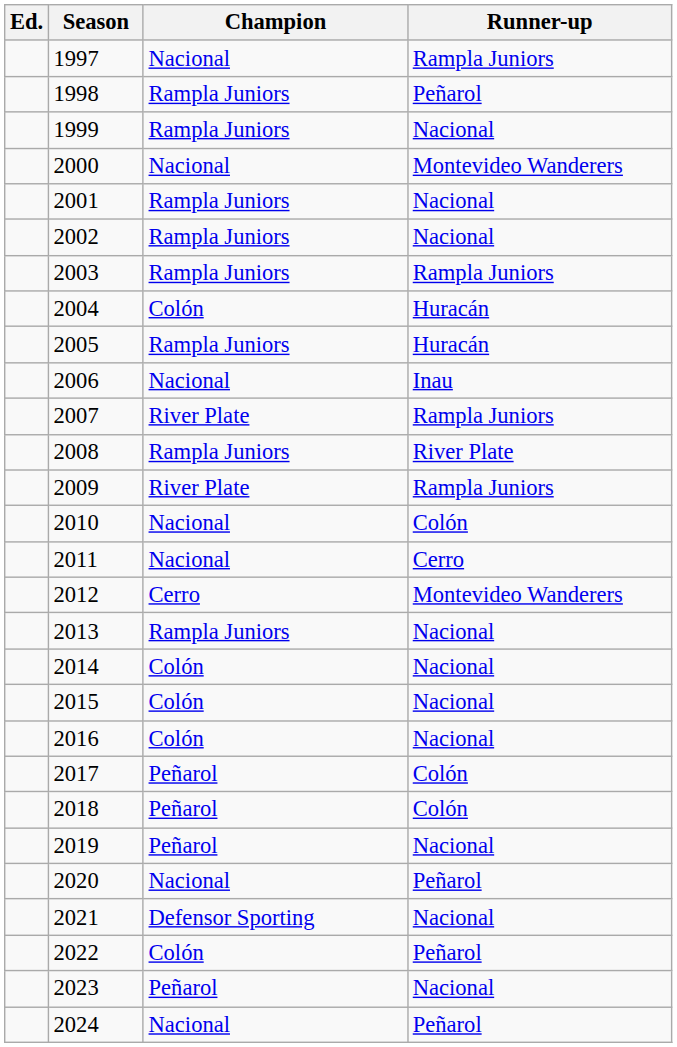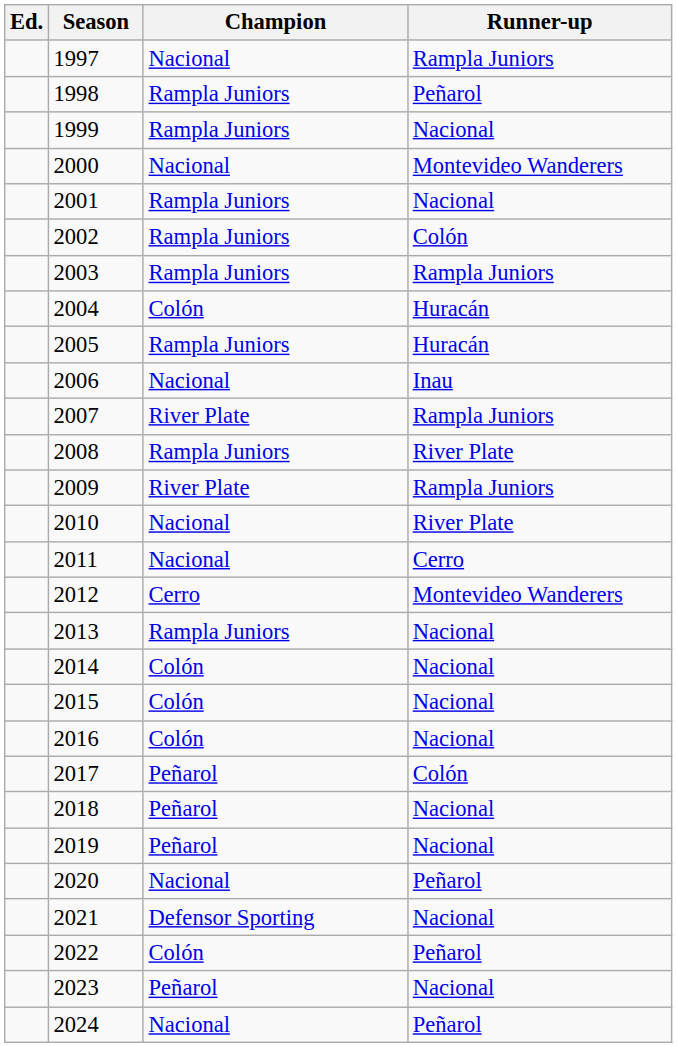(453, 237) Nacional -> (440, 237) Colón
(440, 523) Colón -> (463, 523) River Plate
(440, 809) Colón -> (453, 809) Nacional
